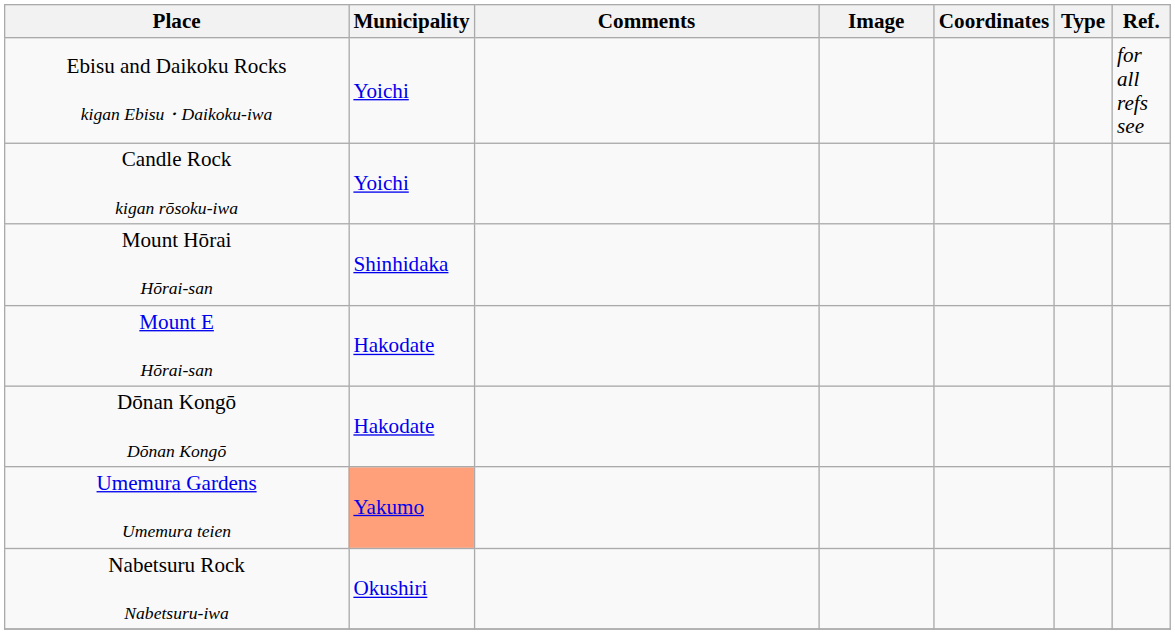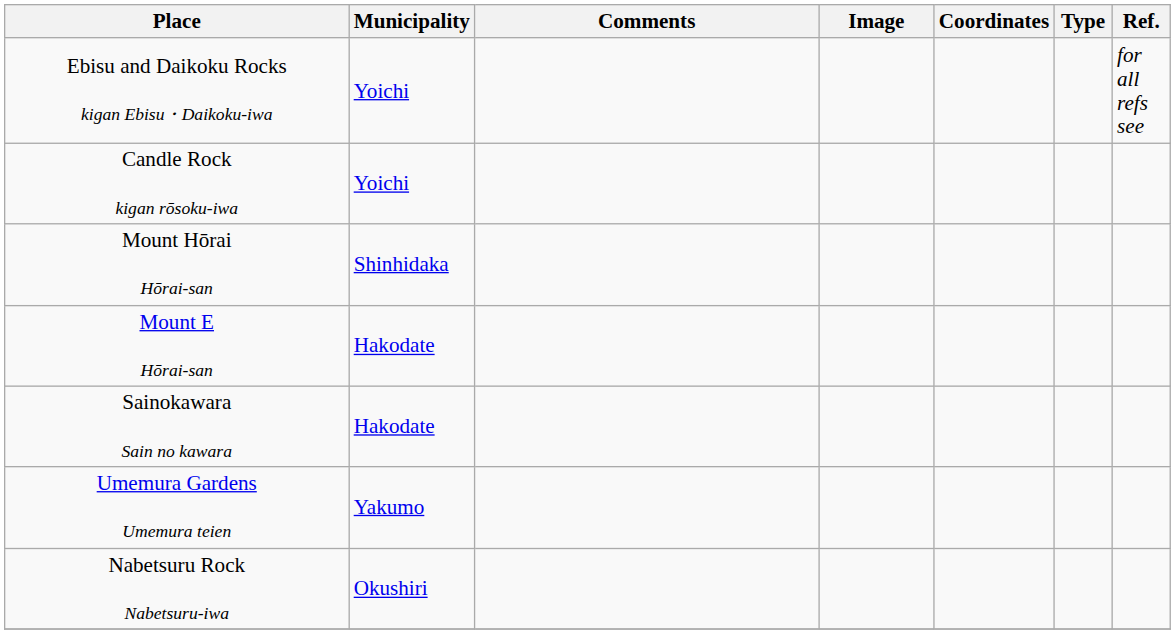- row: (177, 426)
+ row: (177, 426)
(389, 507) lightsalmon background -> (389, 507) no background
